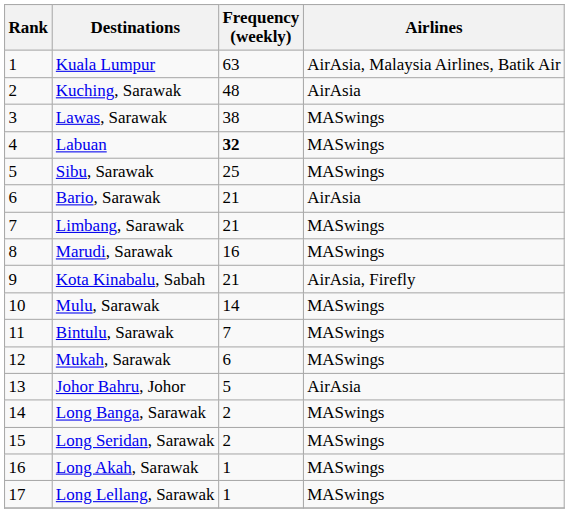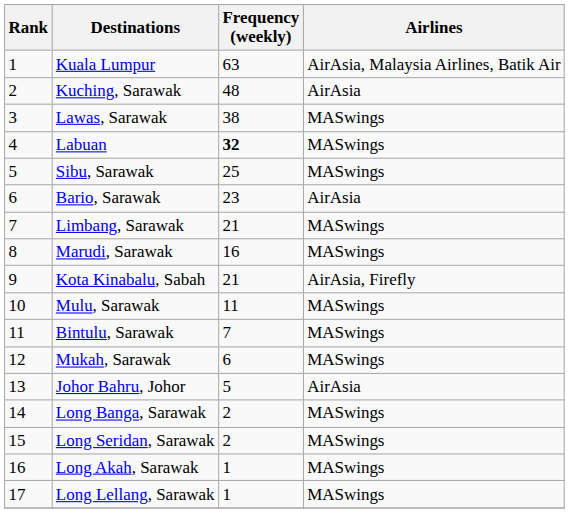(231, 198) 21 -> (231, 198) 23
(231, 306) 14 -> (231, 306) 11
